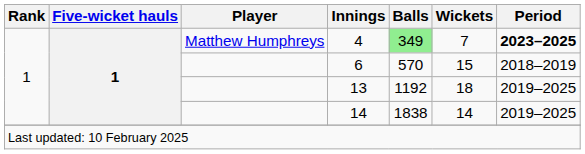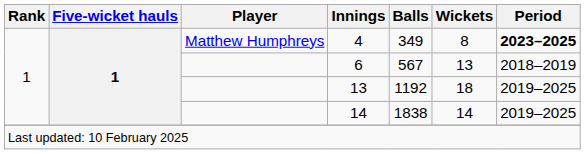(411, 40) lightgreen background -> (411, 40) no background
(464, 40) 7 -> (464, 40) 8
(411, 64) 570 -> (411, 64) 567
(464, 64) 15 -> (464, 64) 13
